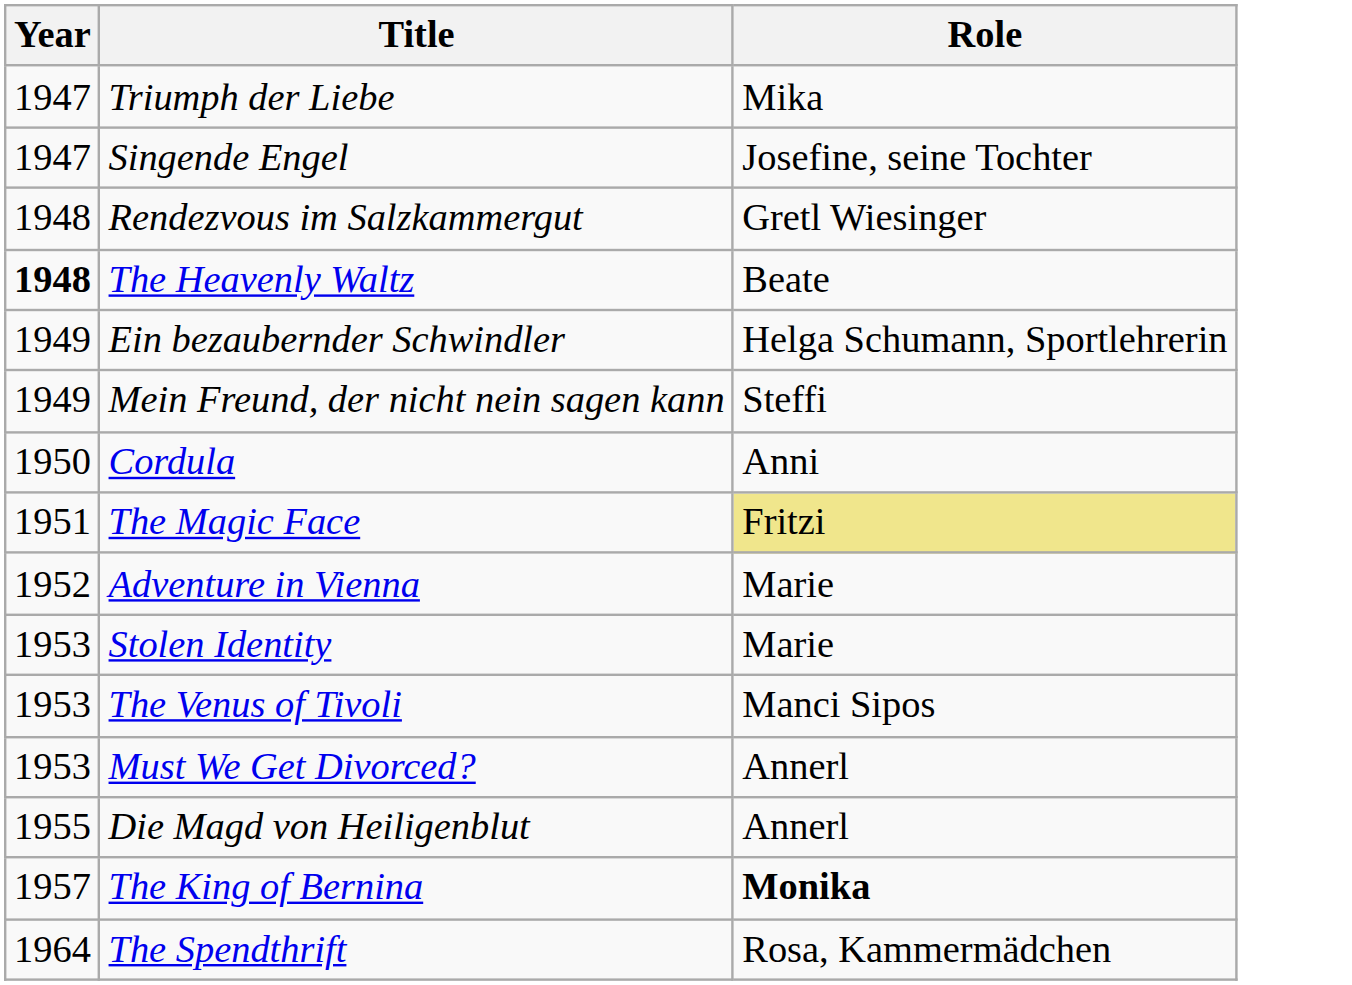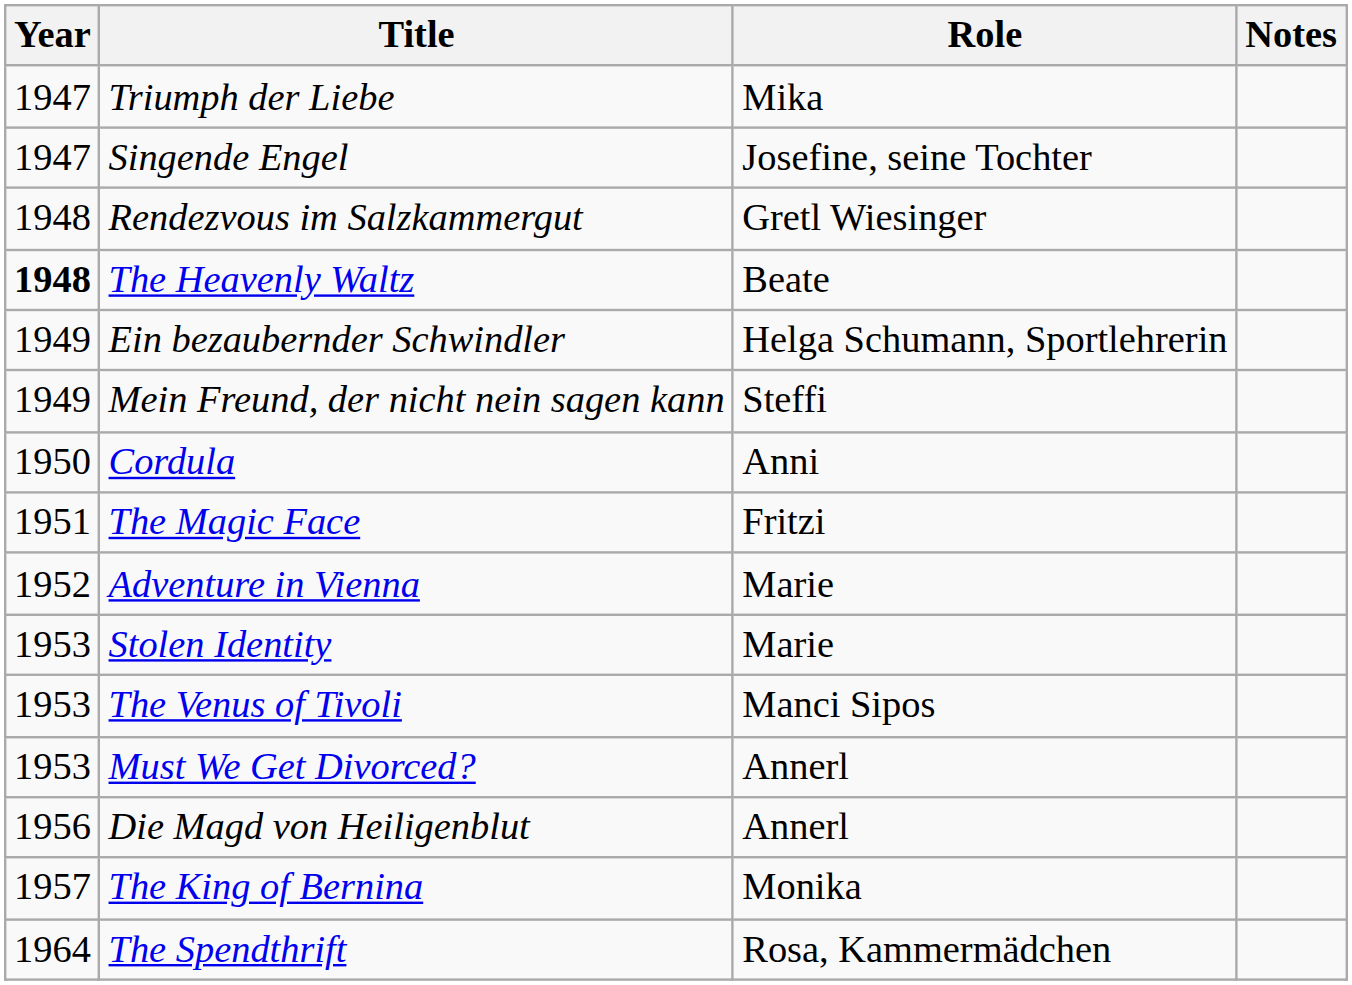+ column: (1291, 34)
(784, 522) khaki background -> (784, 522) no background
(52, 826) 1955 -> (52, 826) 1956
(806, 887) bold -> (802, 887) normal
